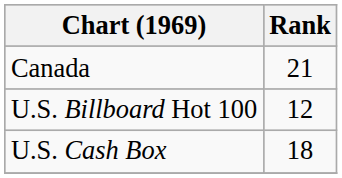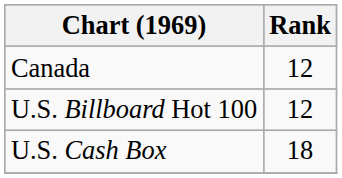(300, 67) 21 -> (300, 67) 12
